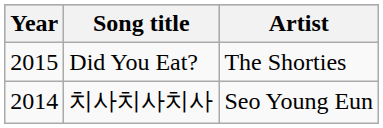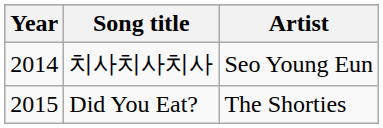rows swapped: (141, 101) <-> (134, 61)
